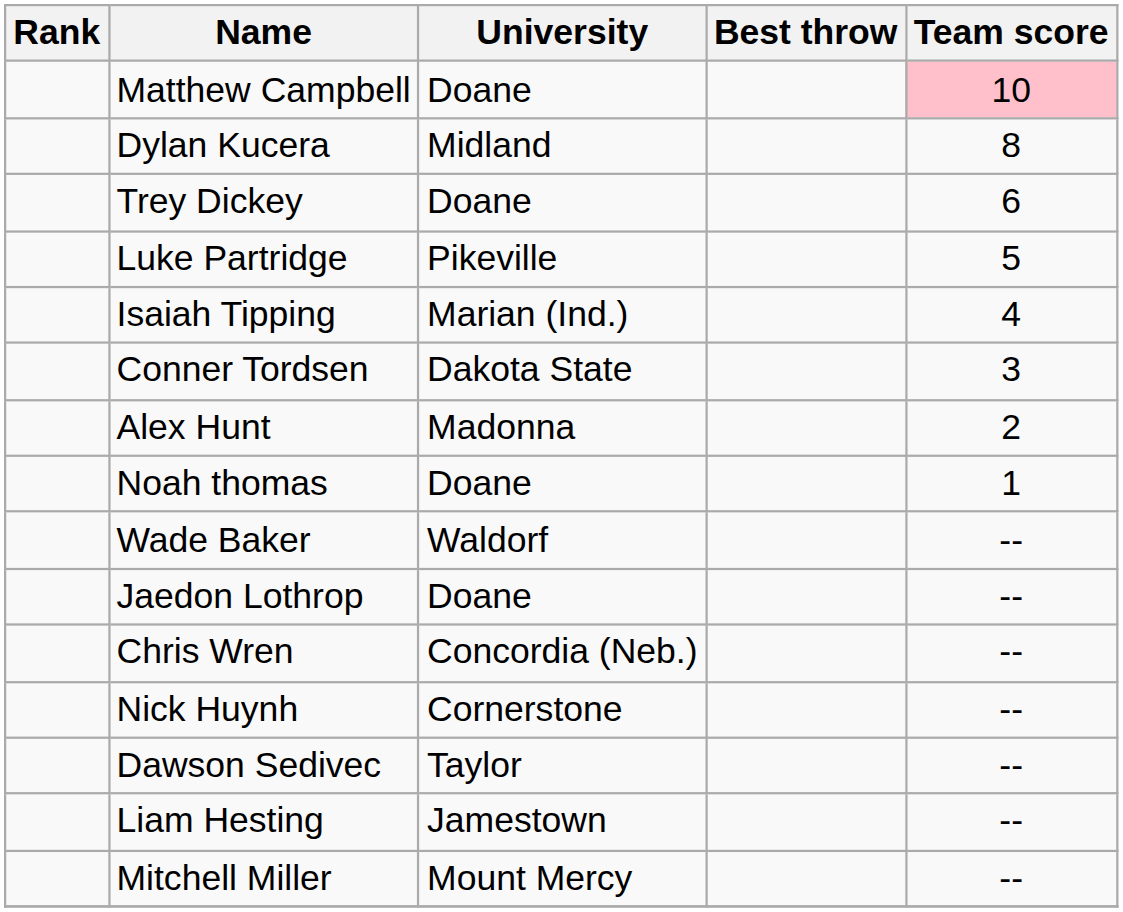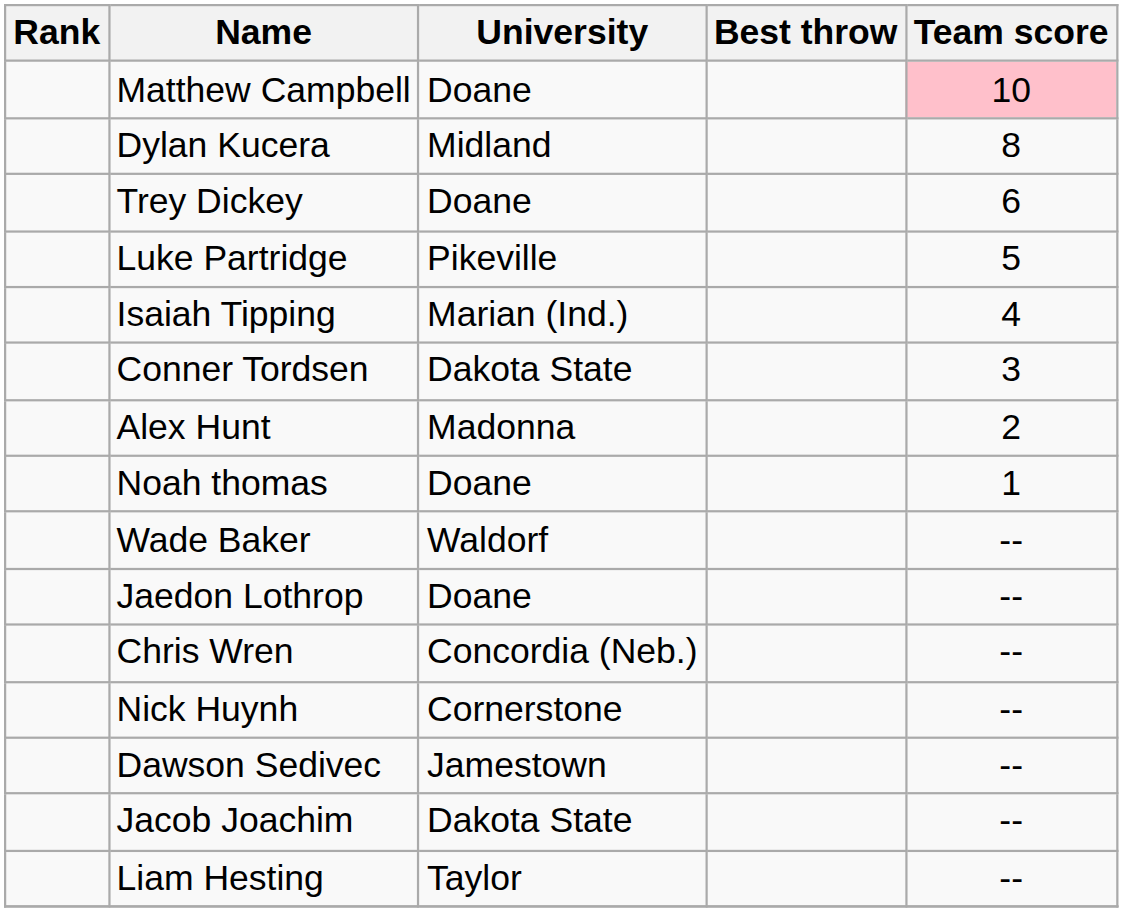(474, 764) Taylor -> (517, 764) Jamestown
+ row: (235, 821)
(517, 821) Jamestown -> (474, 877) Taylor
- row: (224, 877)
